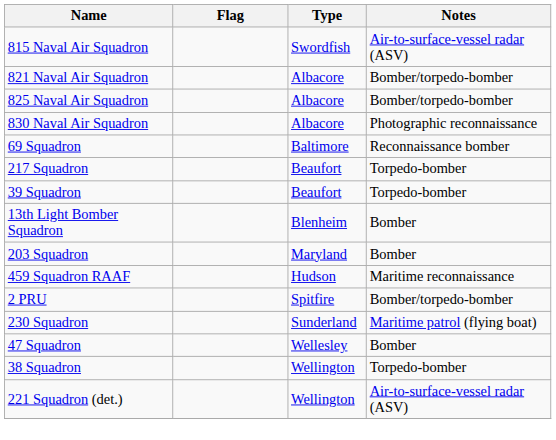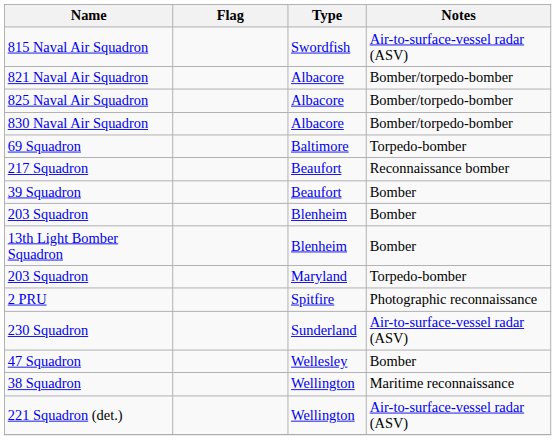(453, 123) Photographic reconnaissance -> (441, 123) Bomber/torpedo-bomber
(439, 146) Reconnaissance bomber -> (418, 146) Torpedo-bomber
(418, 169) Torpedo-bomber -> (439, 169) Reconnaissance bomber
(418, 191) Torpedo-bomber -> (393, 191) Bomber
+ row: (48, 214)
(393, 253) Bomber -> (418, 276) Torpedo-bomber
- row: (69, 276)
(441, 299) Bomber/torpedo-bomber -> (453, 299) Photographic reconnaissance
(453, 322) Maritime patrol (flying boat) -> (447, 330) Air-to-surface-vessel radar (ASV)
(418, 368) Torpedo-bomber -> (442, 384) Maritime reconnaissance
